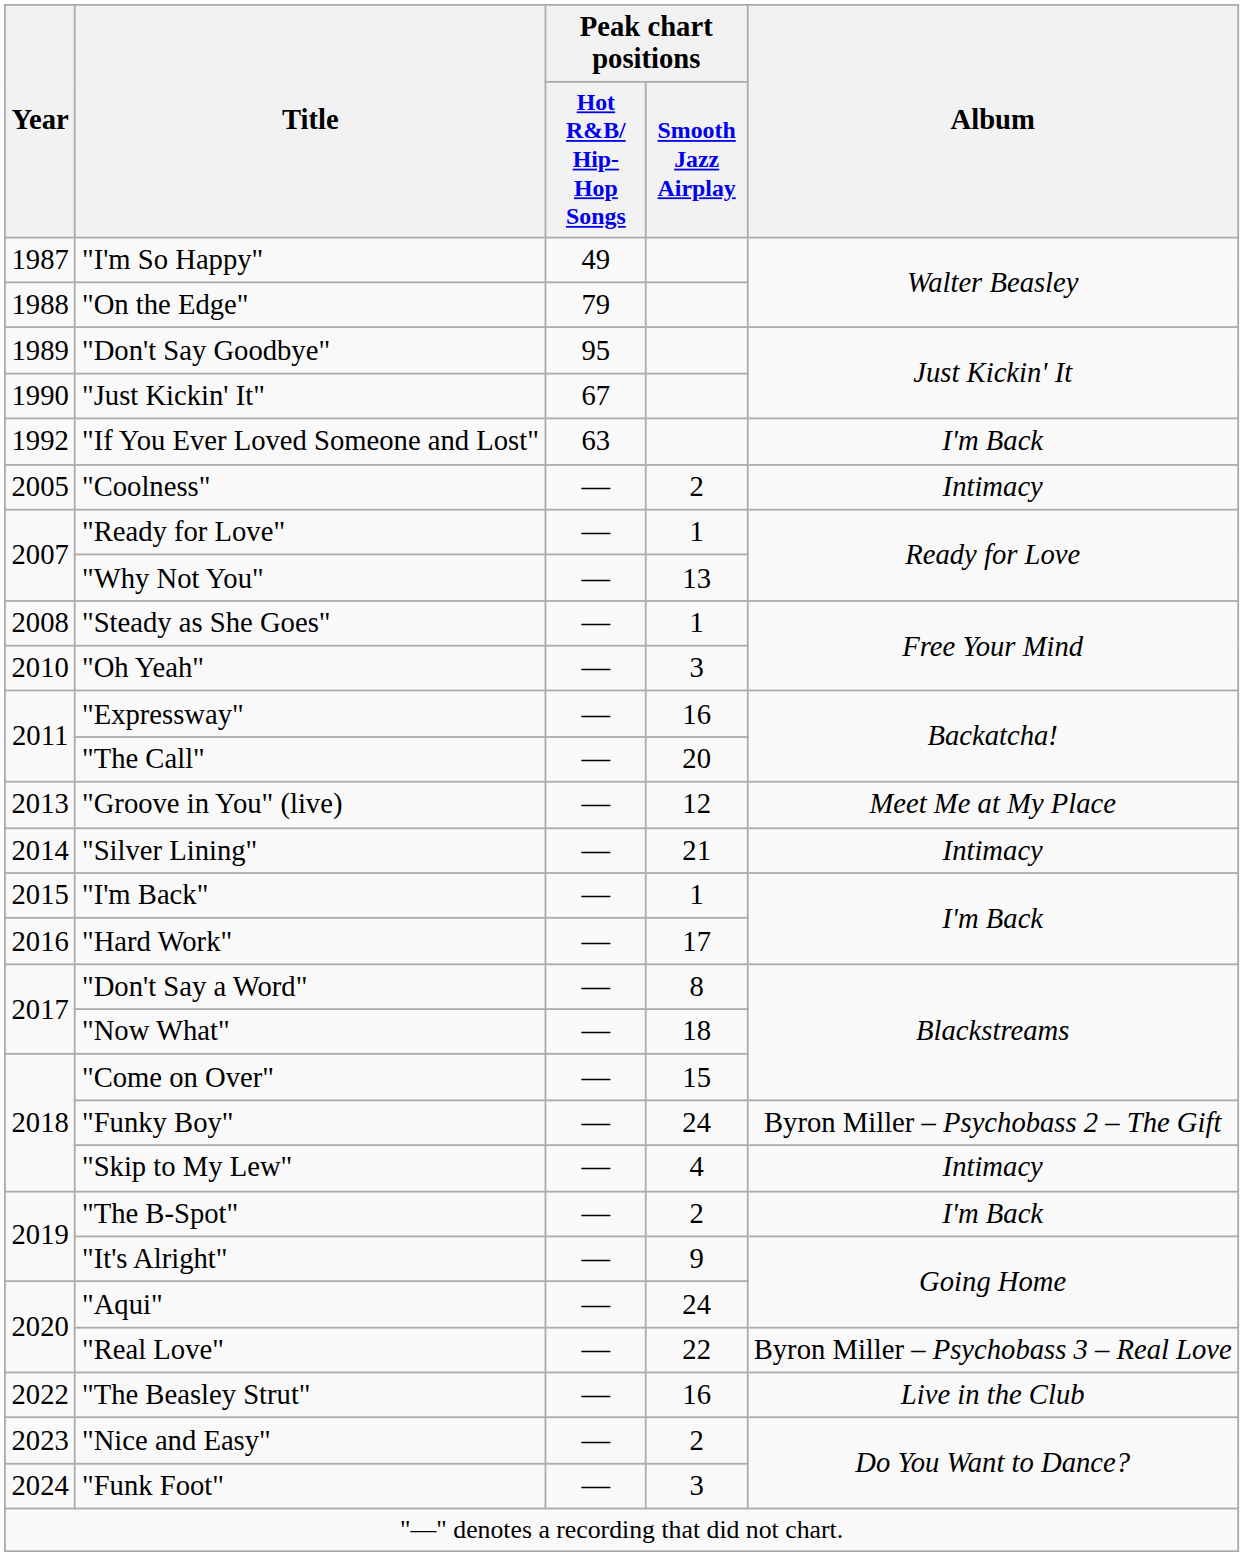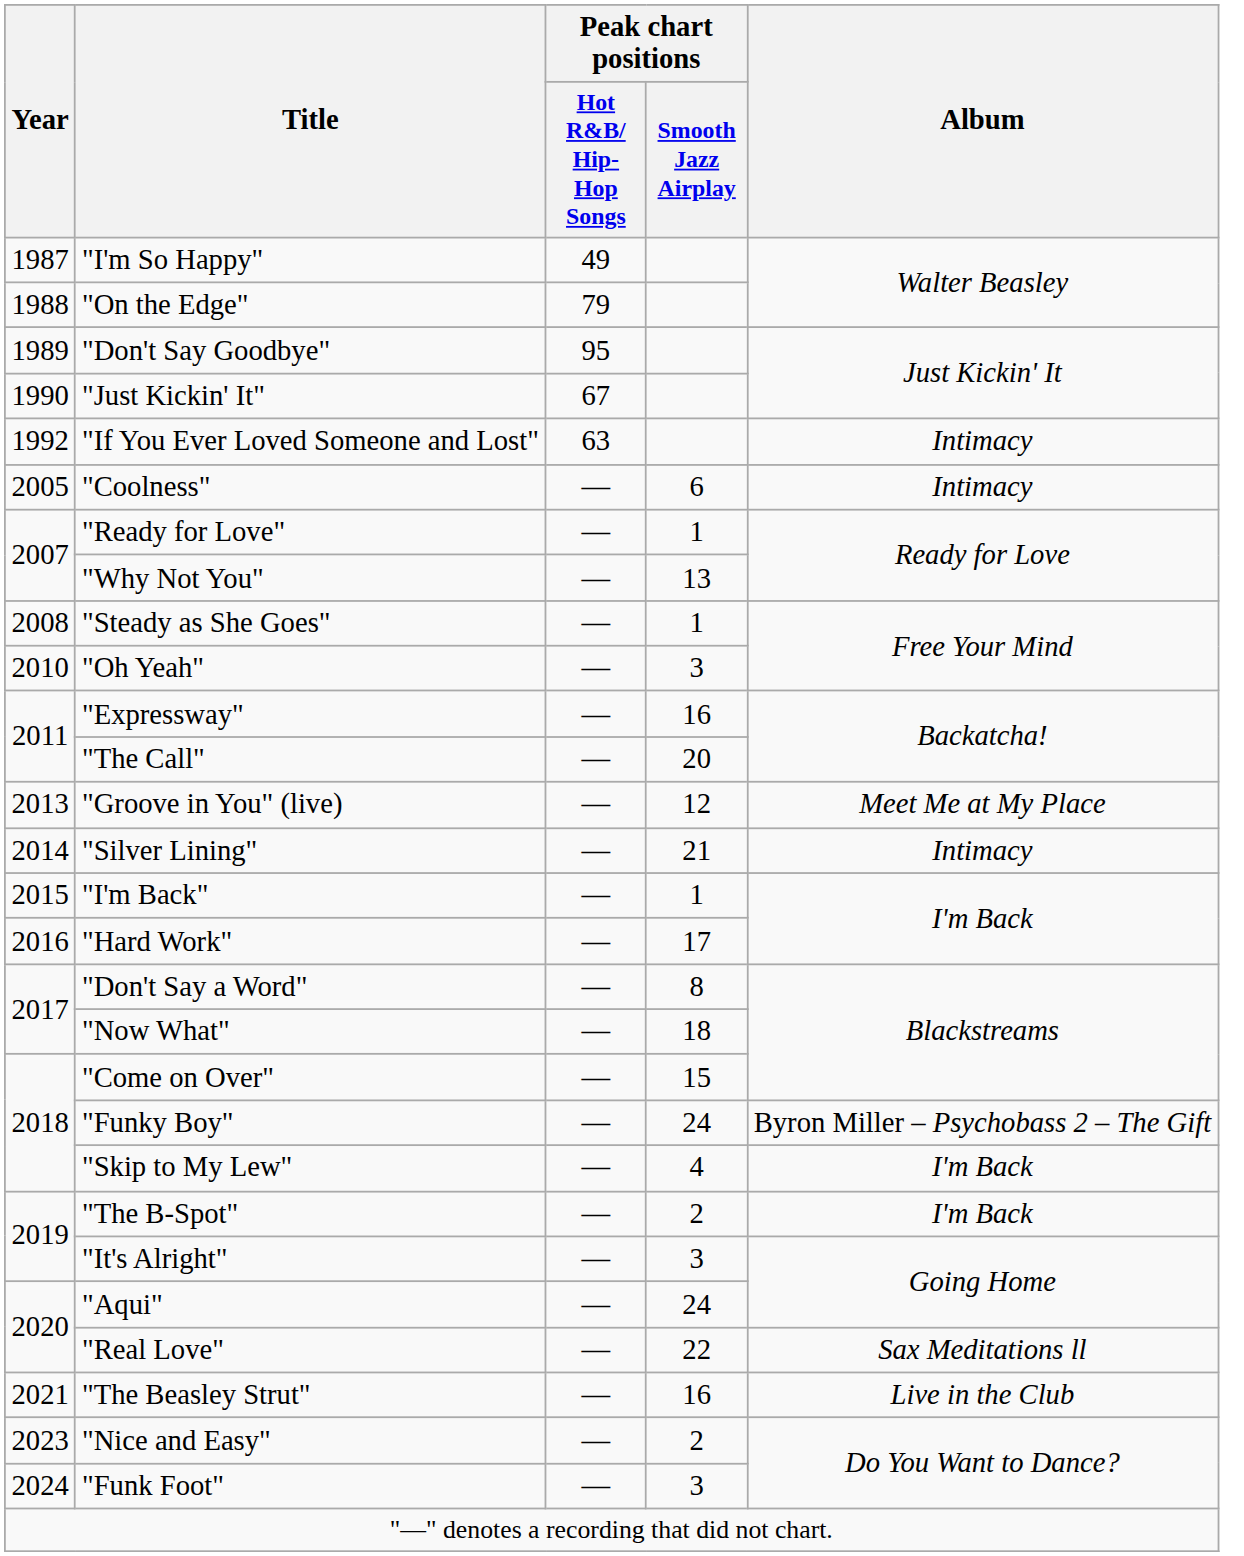(993, 441) I'm Back -> (982, 441) Intimacy
(697, 486) 2 -> (697, 486) 6
(993, 1167) Intimacy -> (982, 1167) I'm Back
(697, 1258) 9 -> (697, 1258) 3
(993, 1349) Byron Miller – Psychobass 3 – Real Love -> (982, 1349) Sax Meditations ll
(40, 1394) 2022 -> (40, 1394) 2021
